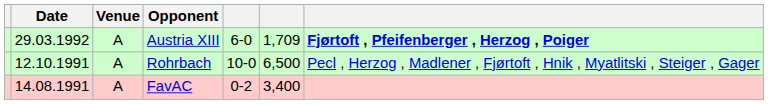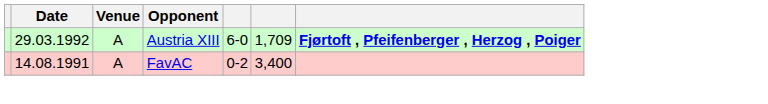- row: (179, 63)
